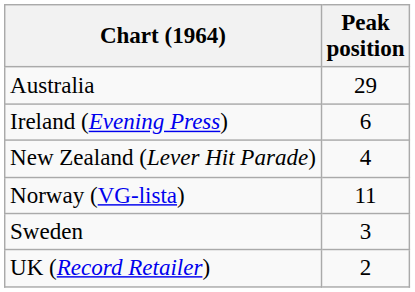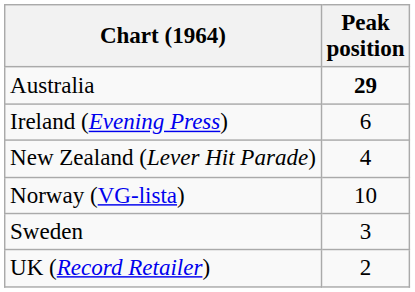(366, 85) normal -> (366, 85) bold
(366, 194) 11 -> (366, 194) 10
